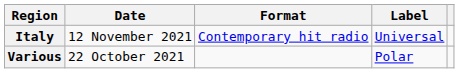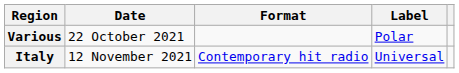rows swapped: (35, 57) <-> (35, 36)
